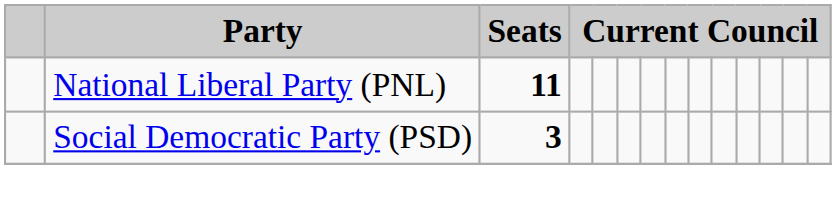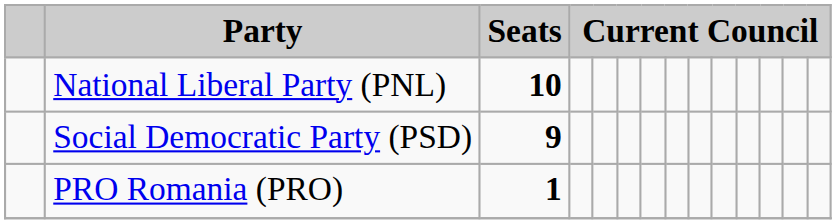(546, 84) 11 -> (545, 84) 10
(553, 137) 3 -> (553, 137) 9
+ row: (198, 190)
